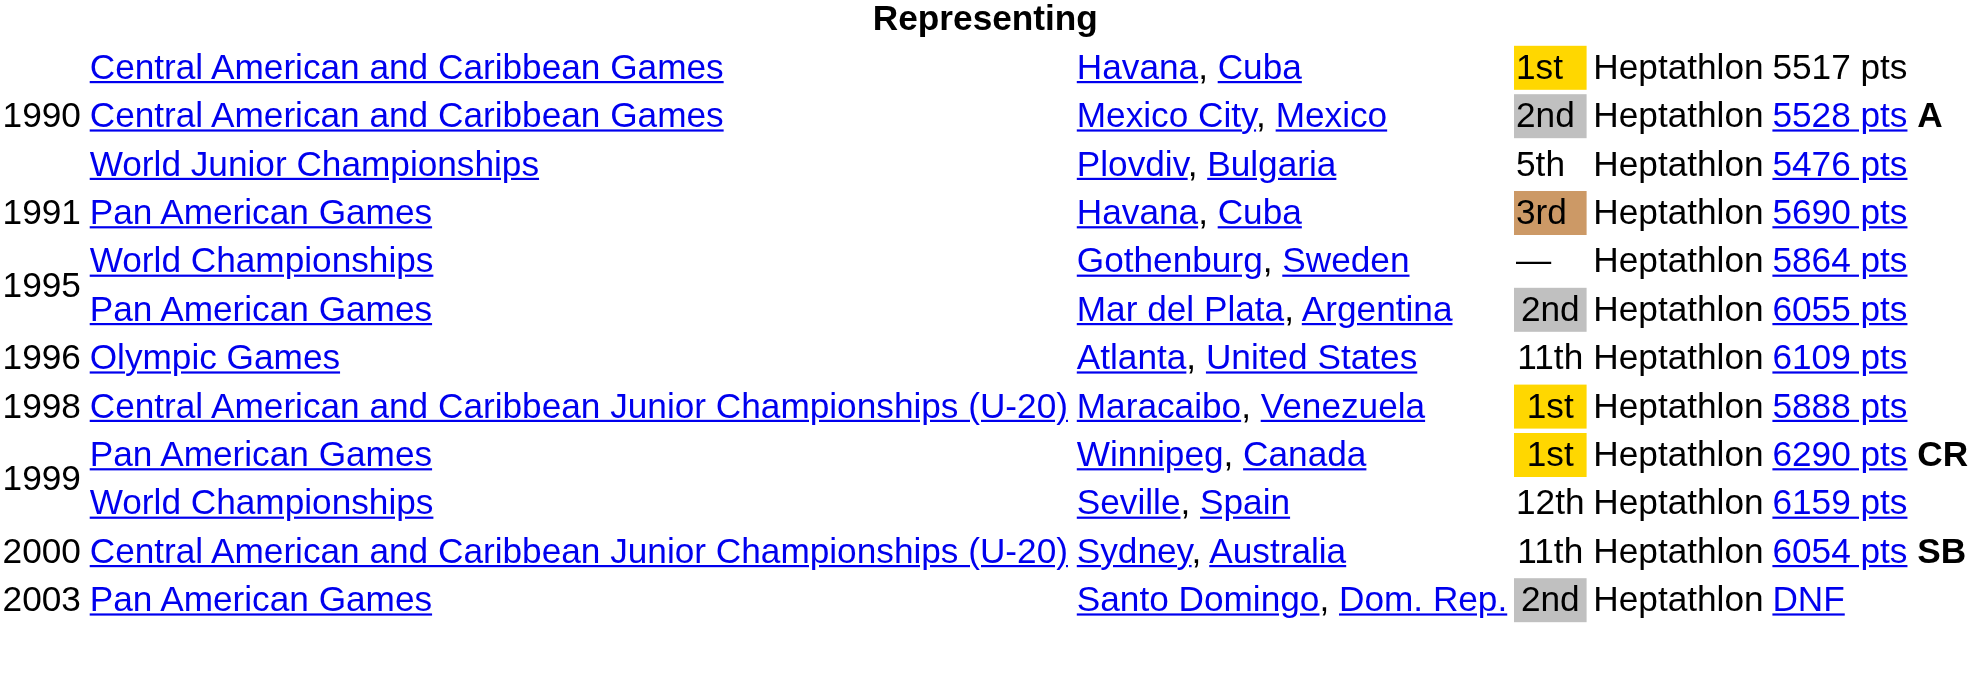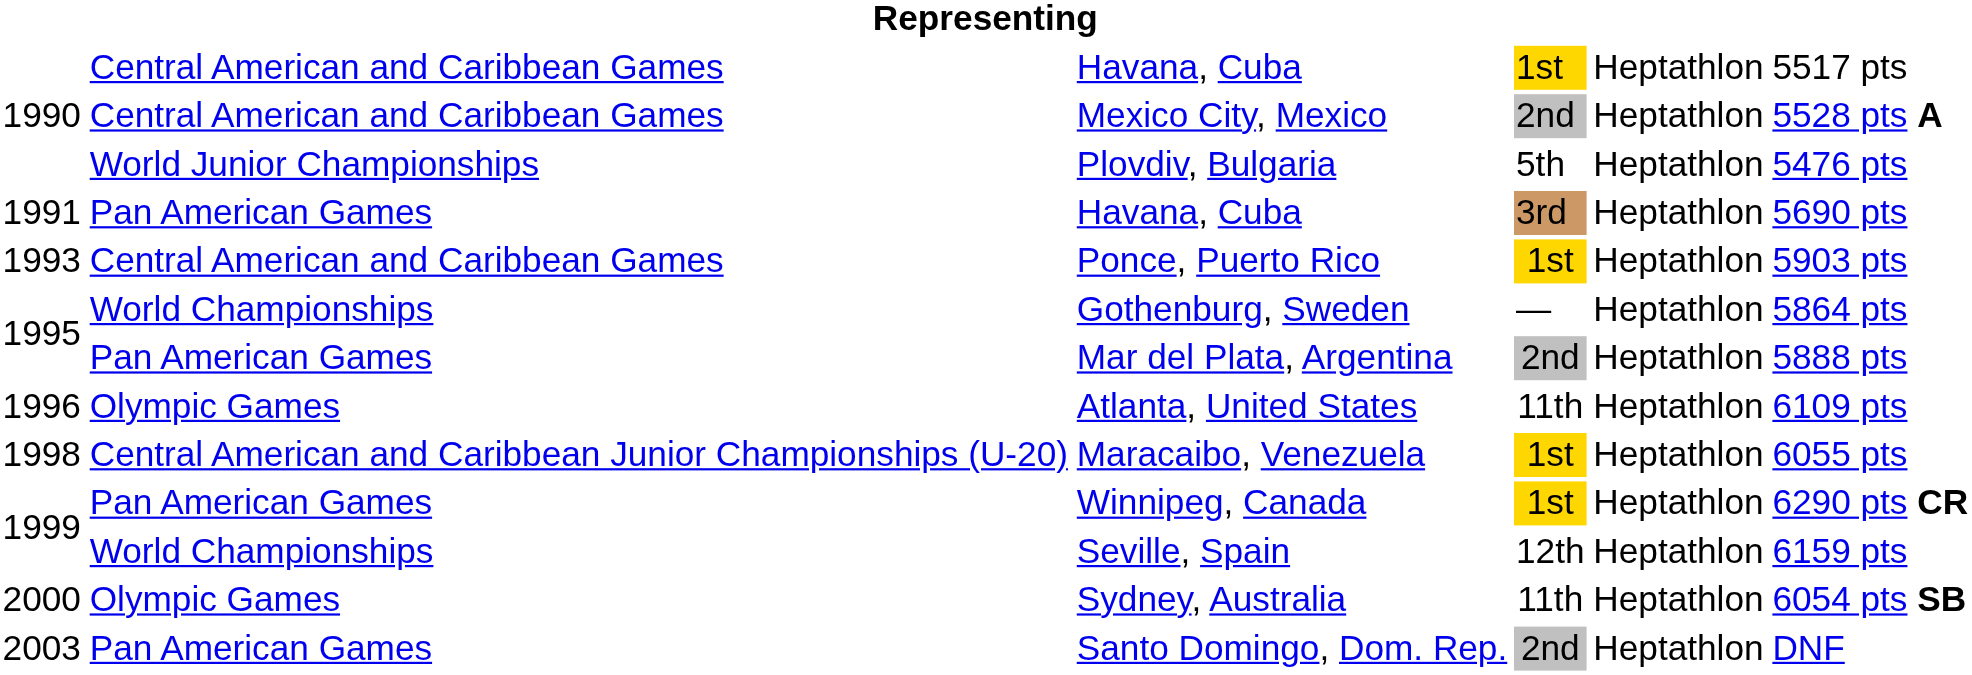+ row: (42, 260)
(1840, 309) 6055 pts -> (1840, 357) 5888 pts
(1840, 406) 5888 pts -> (1840, 454) 6055 pts
(579, 551) Central American and Caribbean Junior Championships (U-20) -> (215, 599) Olympic Games
